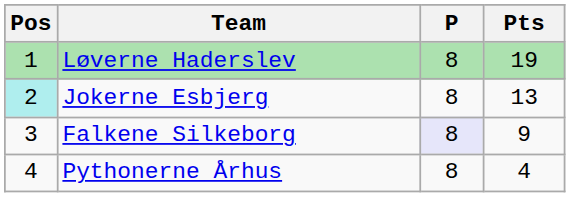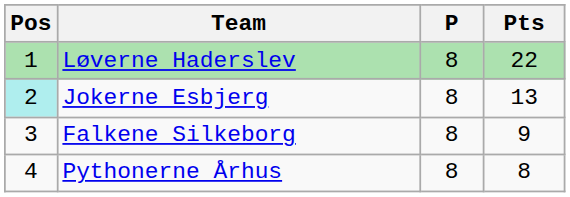(524, 61) 19 -> (524, 61) 22
(452, 135) lavender background -> (452, 135) no background
(524, 173) 4 -> (524, 173) 8
